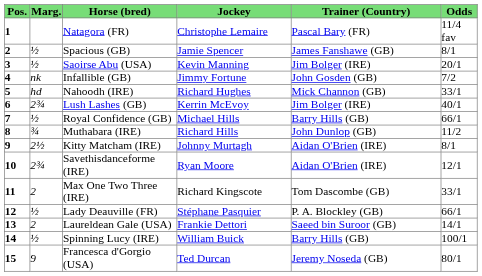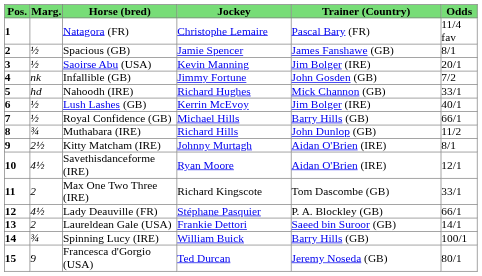(37, 104) 2¾ -> (35, 104) ½
(37, 165) 2¾ -> (37, 165) 4½
(35, 211) ½ -> (37, 211) 4½
(35, 238) ½ -> (35, 238) ¾
